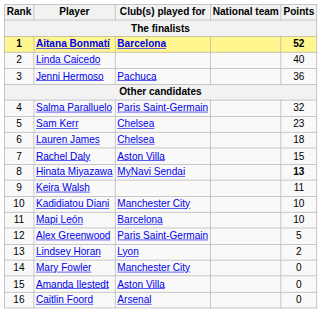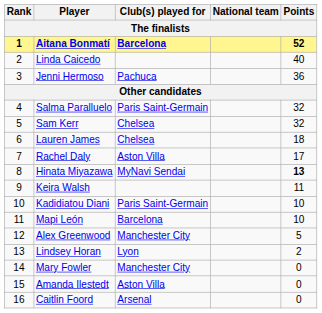(299, 124) 23 -> (299, 124) 32
(299, 156) 15 -> (299, 156) 17
(154, 204) Manchester City -> (163, 204) Paris Saint-Germain
(163, 236) Paris Saint-Germain -> (154, 236) Manchester City
